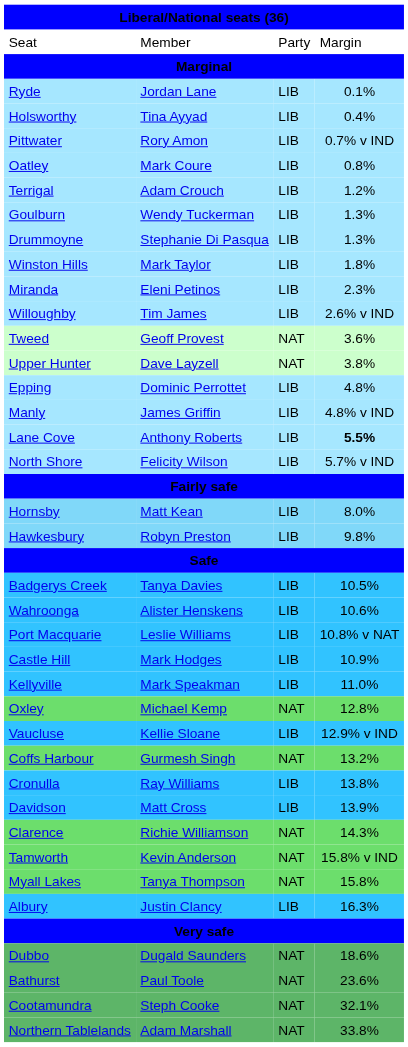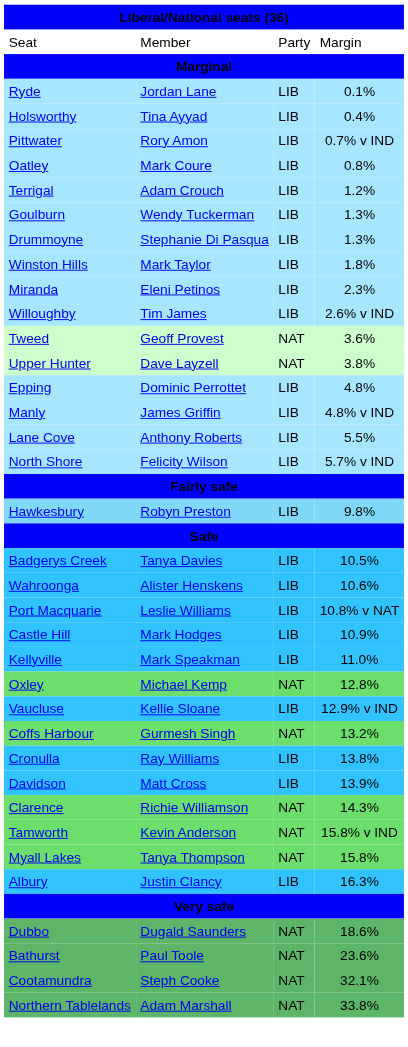(359, 437) bold -> (359, 437) normal
- row: (34, 511)
